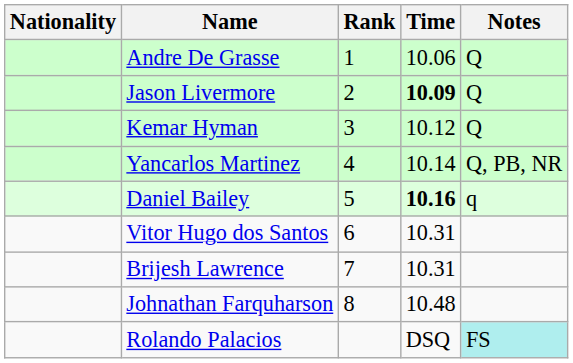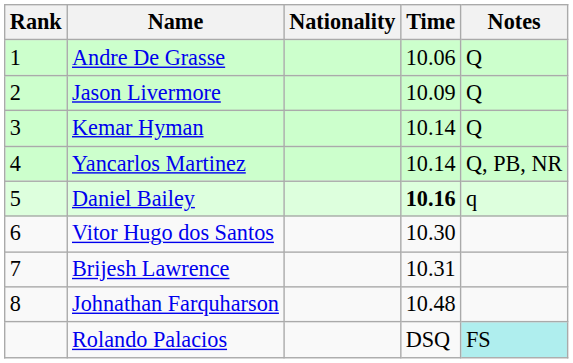columns swapped: (369, 22) <-> (63, 22)
(431, 92) bold -> (431, 92) normal
(431, 127) 10.12 -> (431, 127) 10.14
(431, 233) 10.31 -> (431, 233) 10.30
